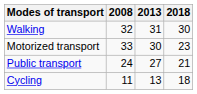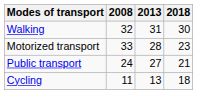(155, 47) 30 -> (155, 47) 28
